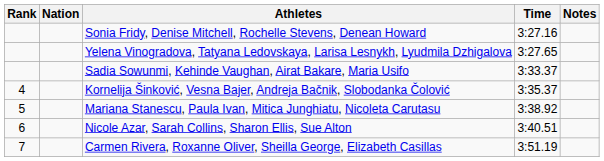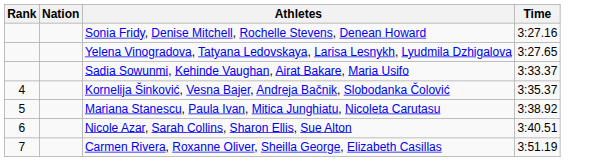- column: (580, 14)
